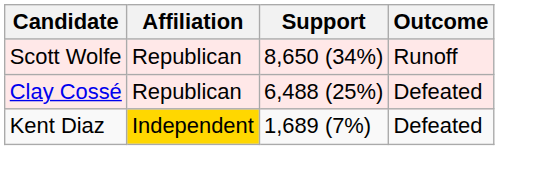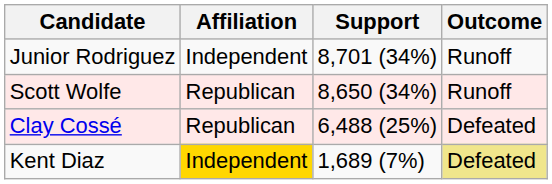+ row: (93, 56)
(438, 126) no background -> (492, 160) khaki background
